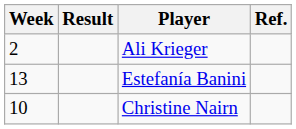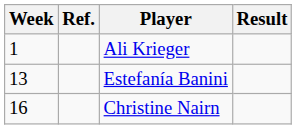columns swapped: (88, 19) <-> (271, 19)
(14, 49) 2 -> (14, 49) 1
(18, 108) 10 -> (18, 108) 16
